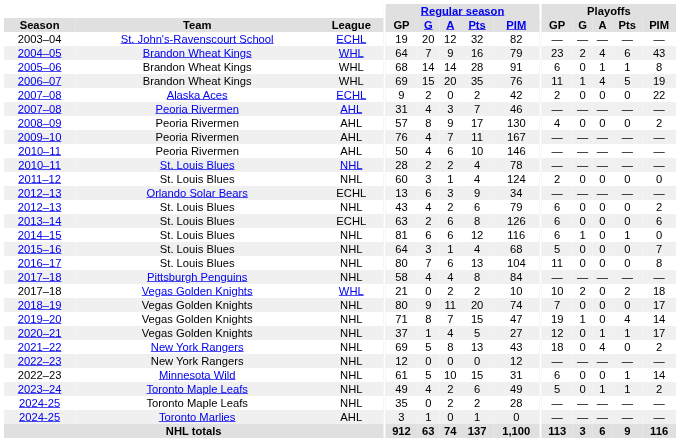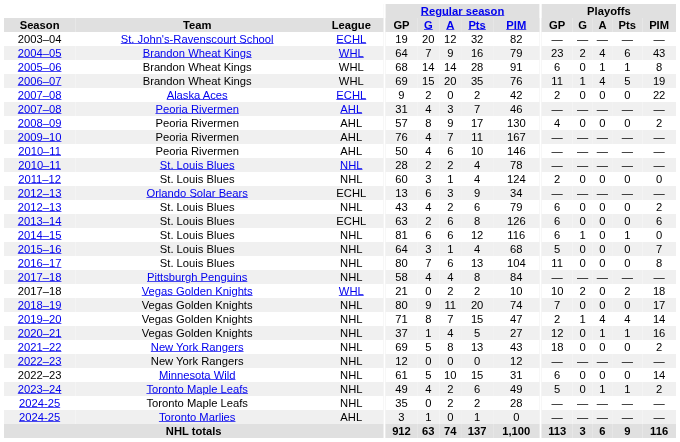(557, 319) 19 -> (557, 319) 2
(602, 319) 0 -> (602, 319) 4
(659, 333) 17 -> (659, 333) 16
(602, 347) 4 -> (602, 347) 0
(627, 375) 1 -> (627, 375) 0
